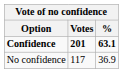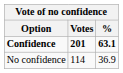(78, 60) 117 -> (78, 60) 114
